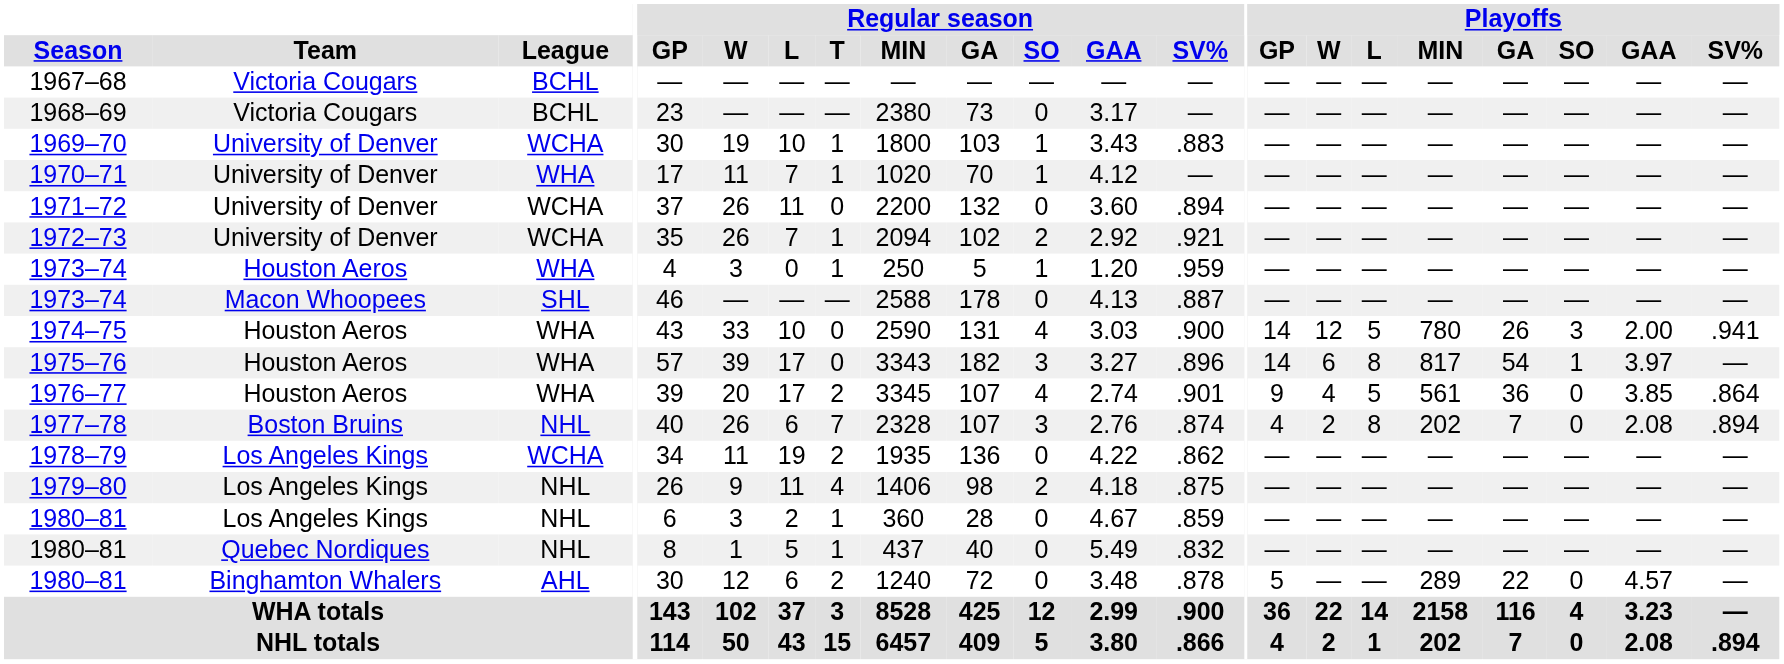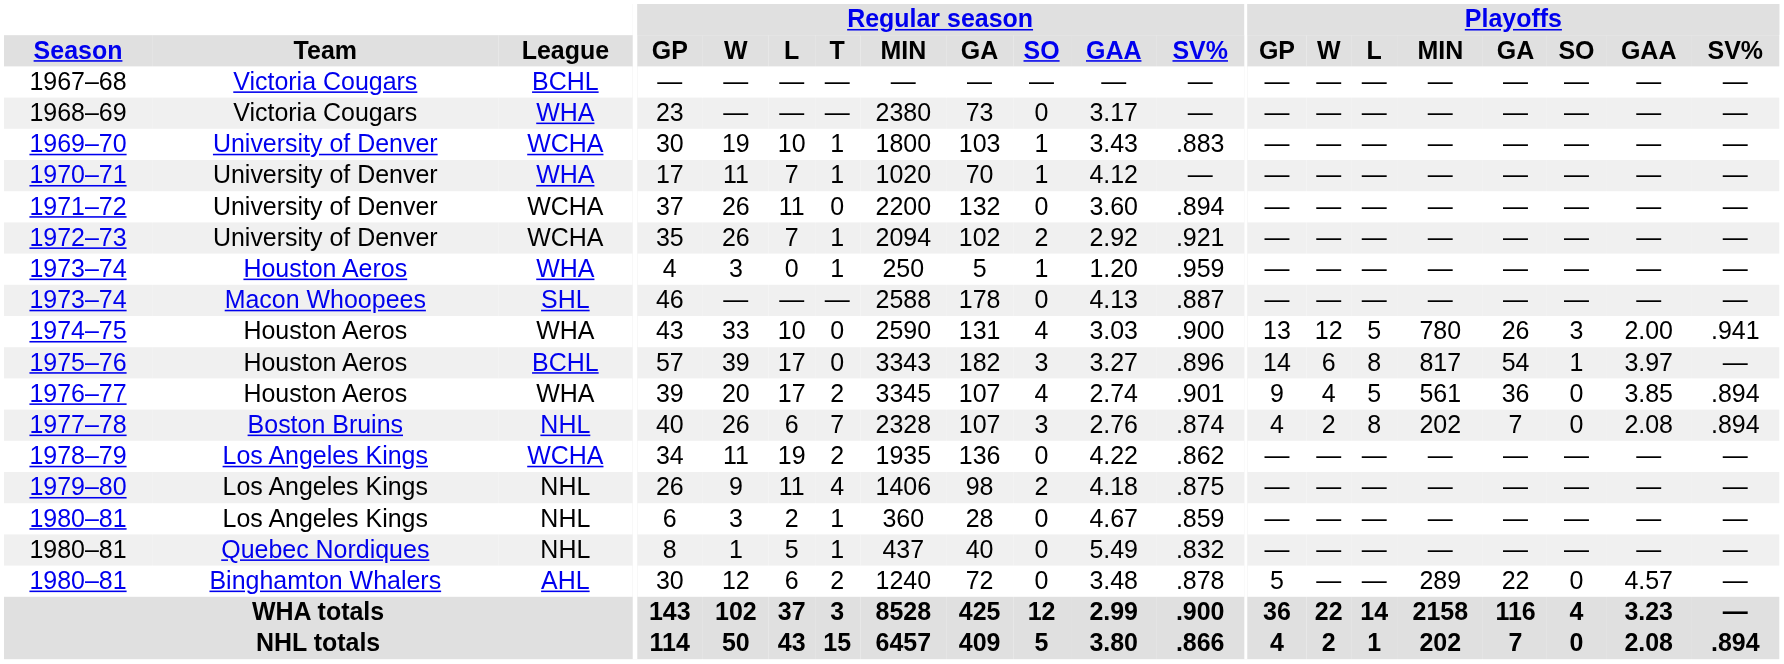(565, 112) BCHL -> (565, 112) WHA
(1277, 331) 14 -> (1277, 331) 13
(565, 362) WHA -> (565, 362) BCHL
(1735, 393) .864 -> (1735, 393) .894
